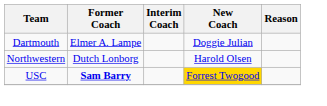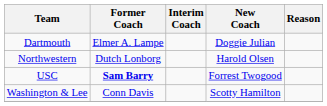(223, 76) gold background -> (245, 76) no background
+ row: (47, 93)
